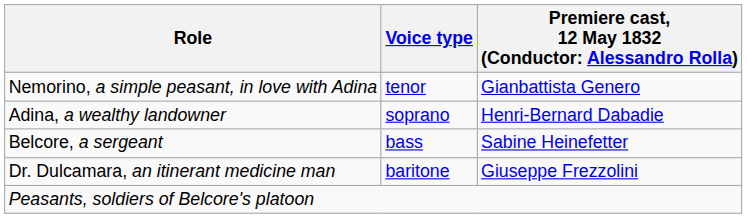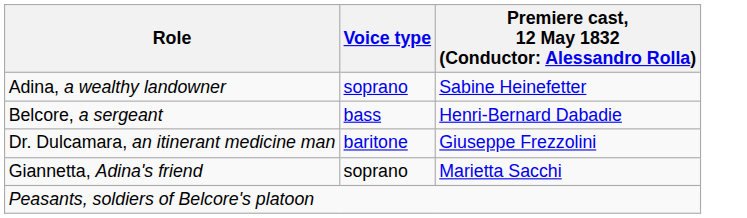- row: (193, 86)
(572, 114) Henri-Bernard Dabadie -> (513, 86) Sabine Heinefetter
(555, 143) Sabine Heinefetter -> (531, 114) Henri-Bernard Dabadie
+ row: (106, 171)
